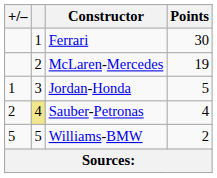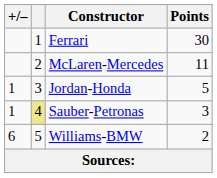(202, 64) 19 -> (202, 64) 11
(12, 112) 2 -> (12, 112) 1
(205, 112) 4 -> (205, 112) 3
(12, 136) 5 -> (12, 136) 6
